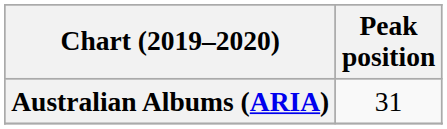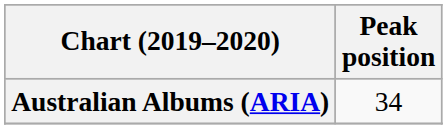(389, 100) 31 -> (389, 100) 34
